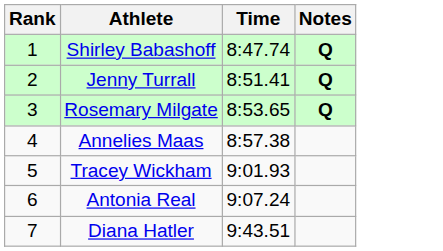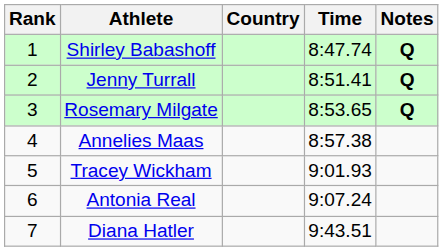+ column: (263, 19)
